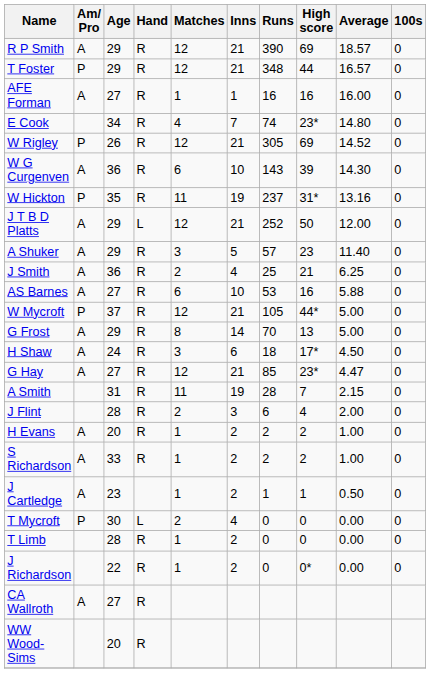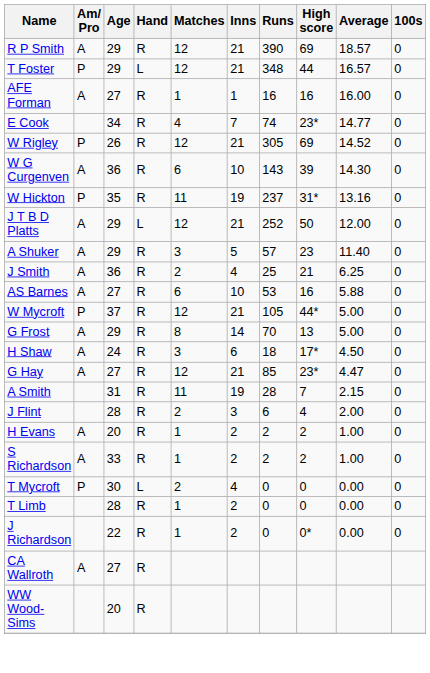(141, 68) R -> (140, 68) L
(355, 123) 14.80 -> (355, 123) 14.77
- row: (35, 493)
